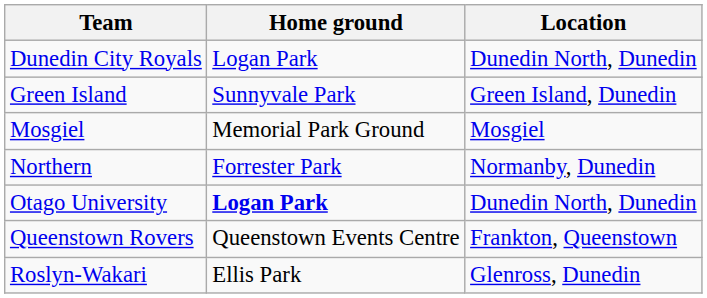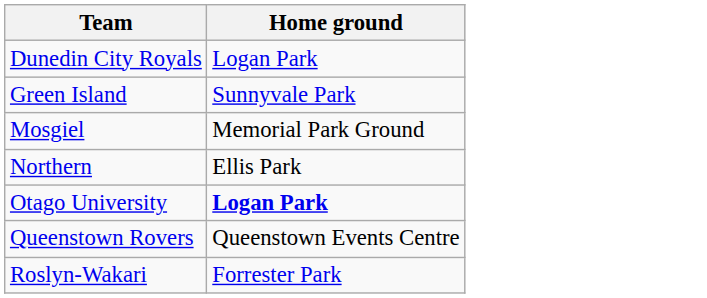- column: (583, 22)
(277, 166) Forrester Park -> (257, 166) Ellis Park
(257, 274) Ellis Park -> (277, 274) Forrester Park
